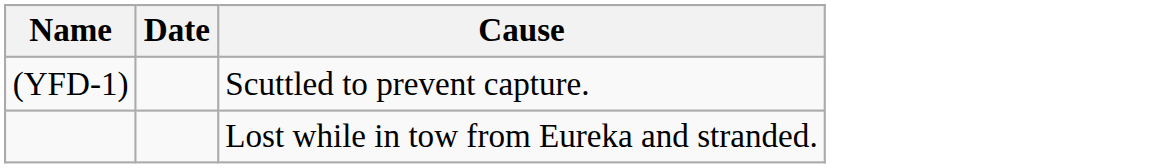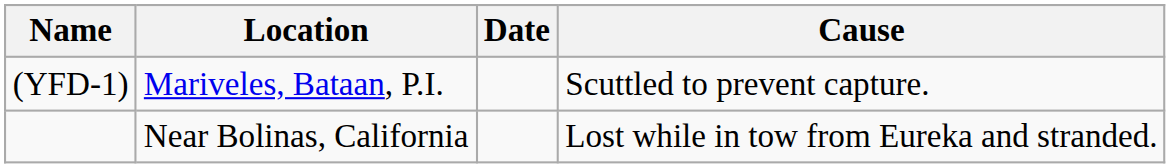+ column: (306, 30)
